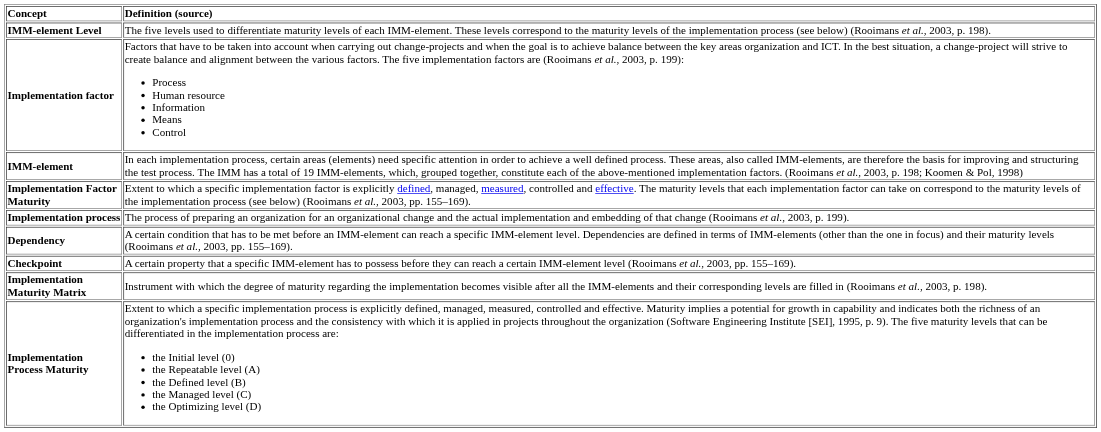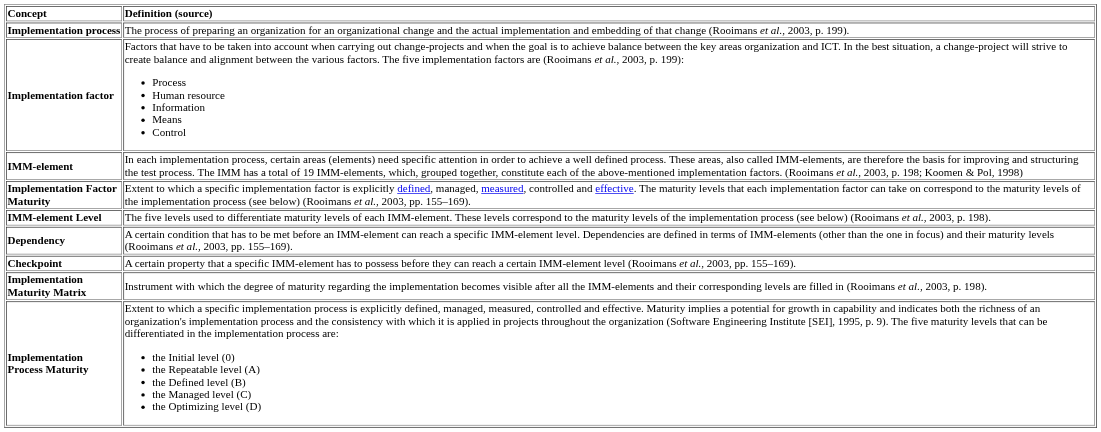rows swapped: (64, 218) <-> (55, 30)
